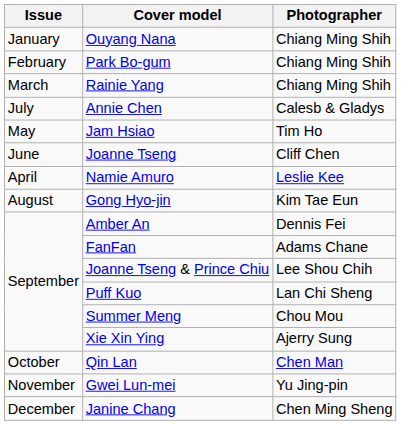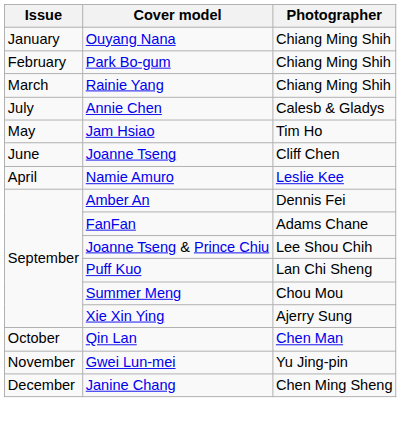- row: (128, 200)
